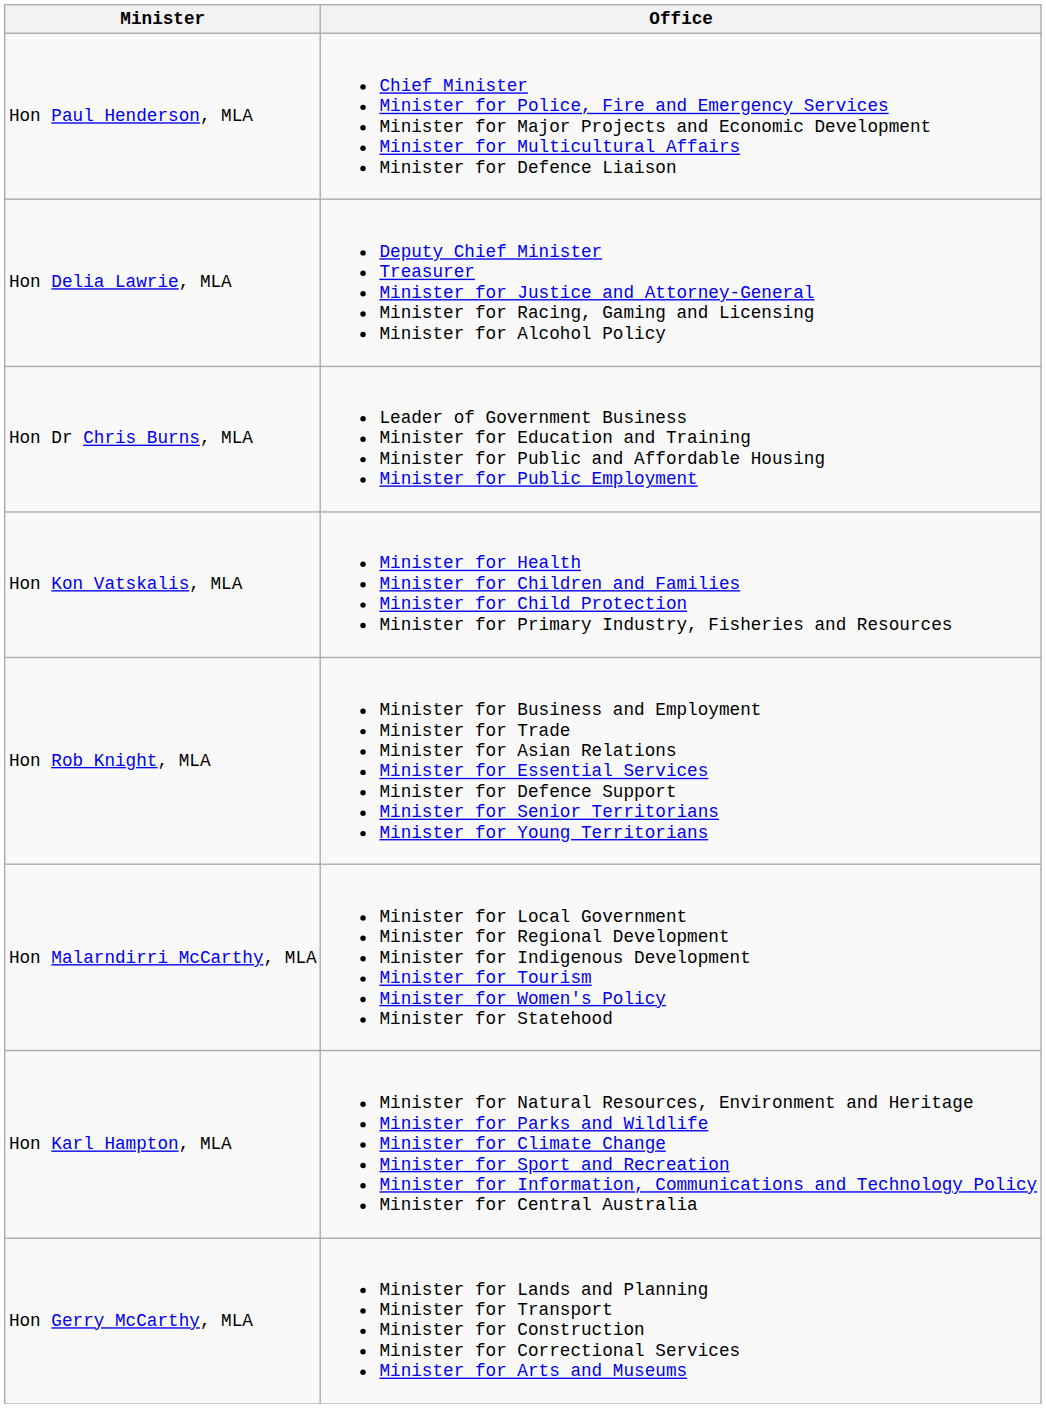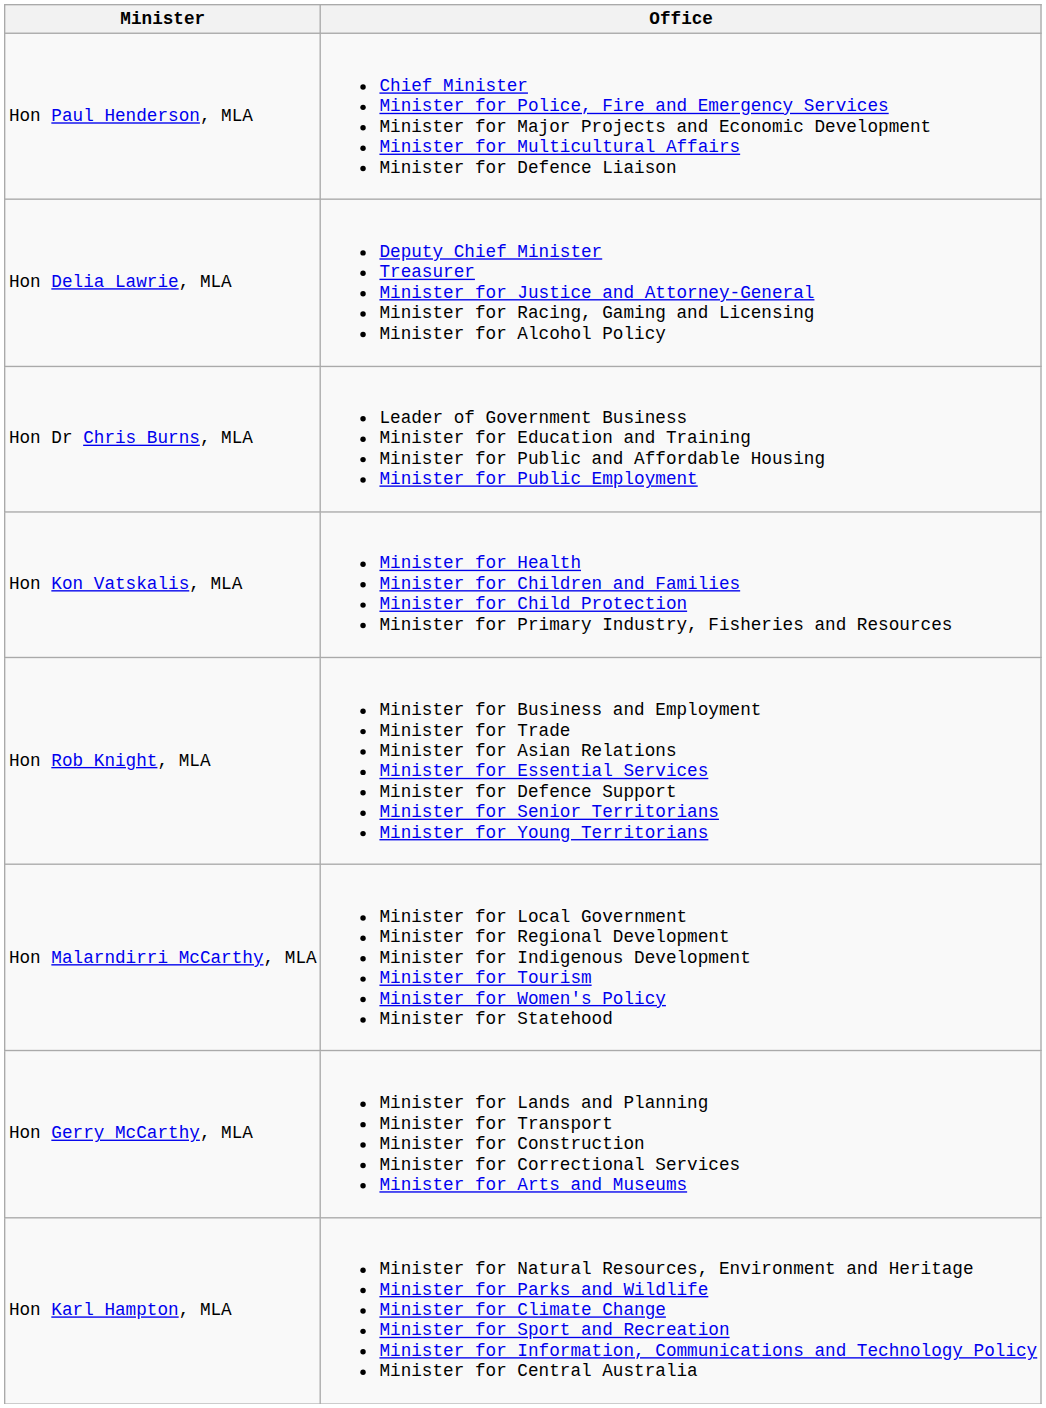rows swapped: (120, 1144) <-> (131, 1321)
